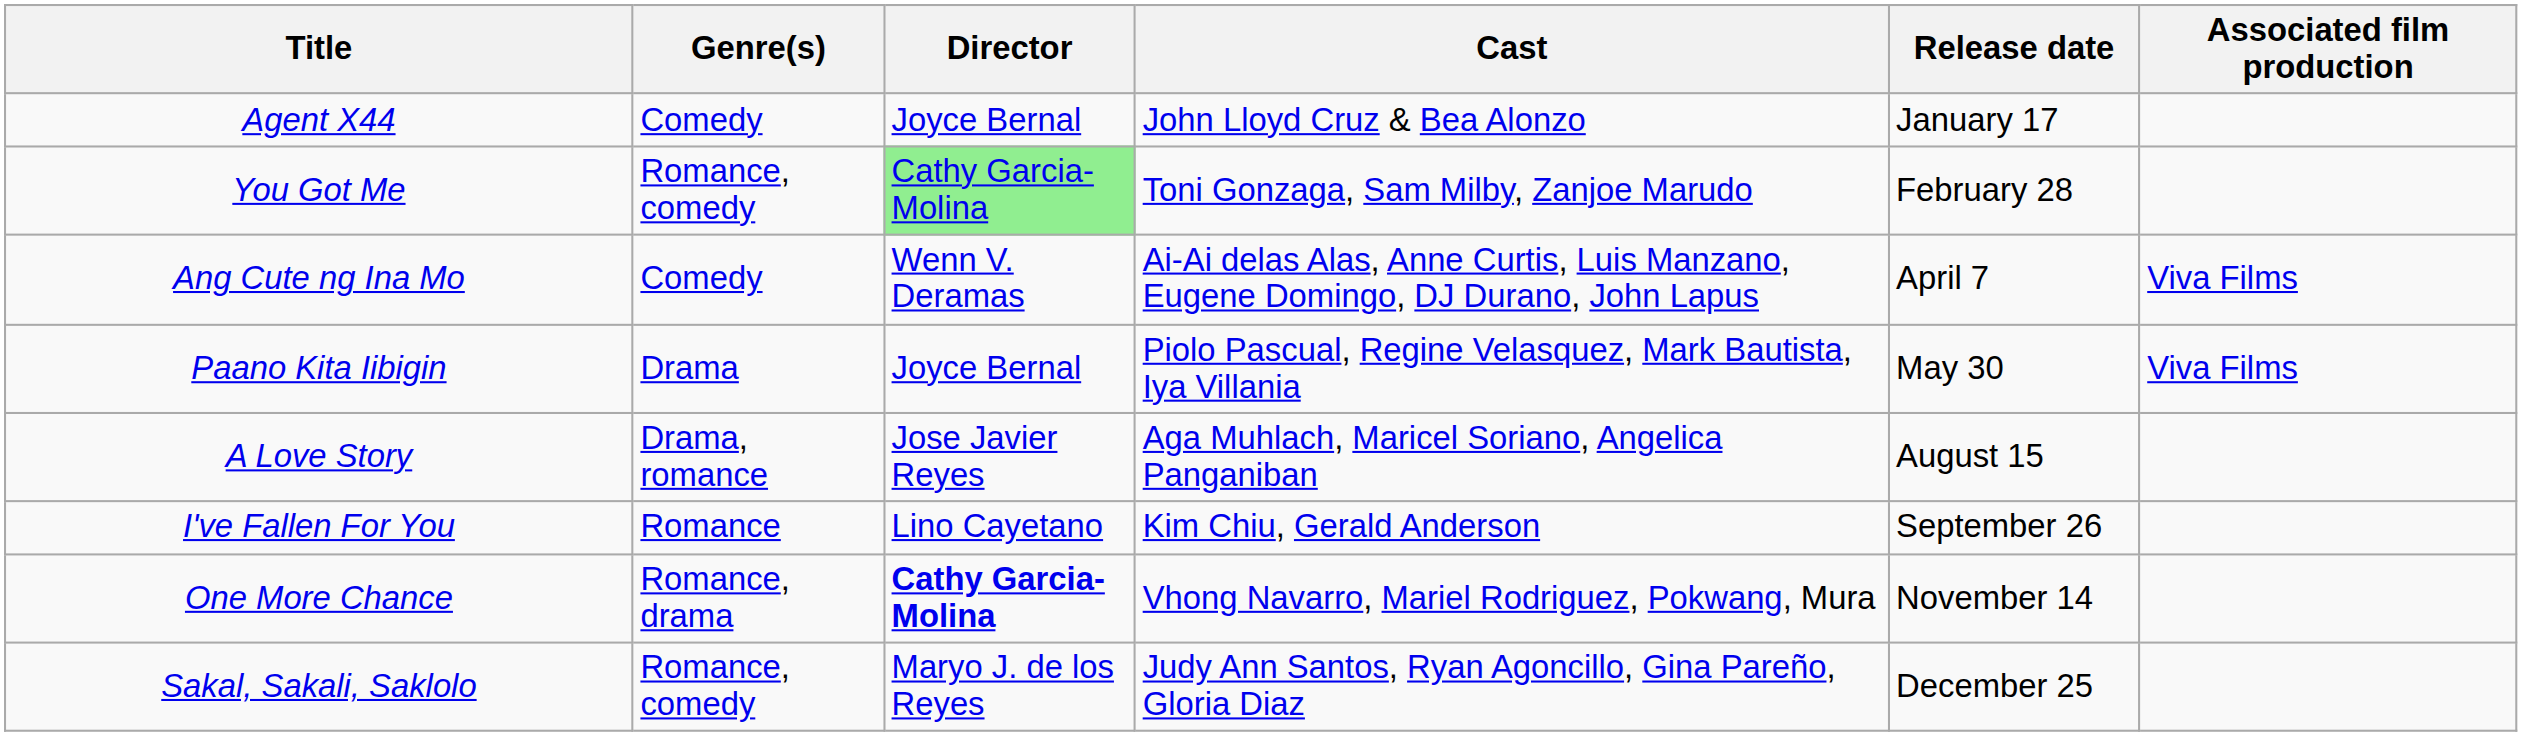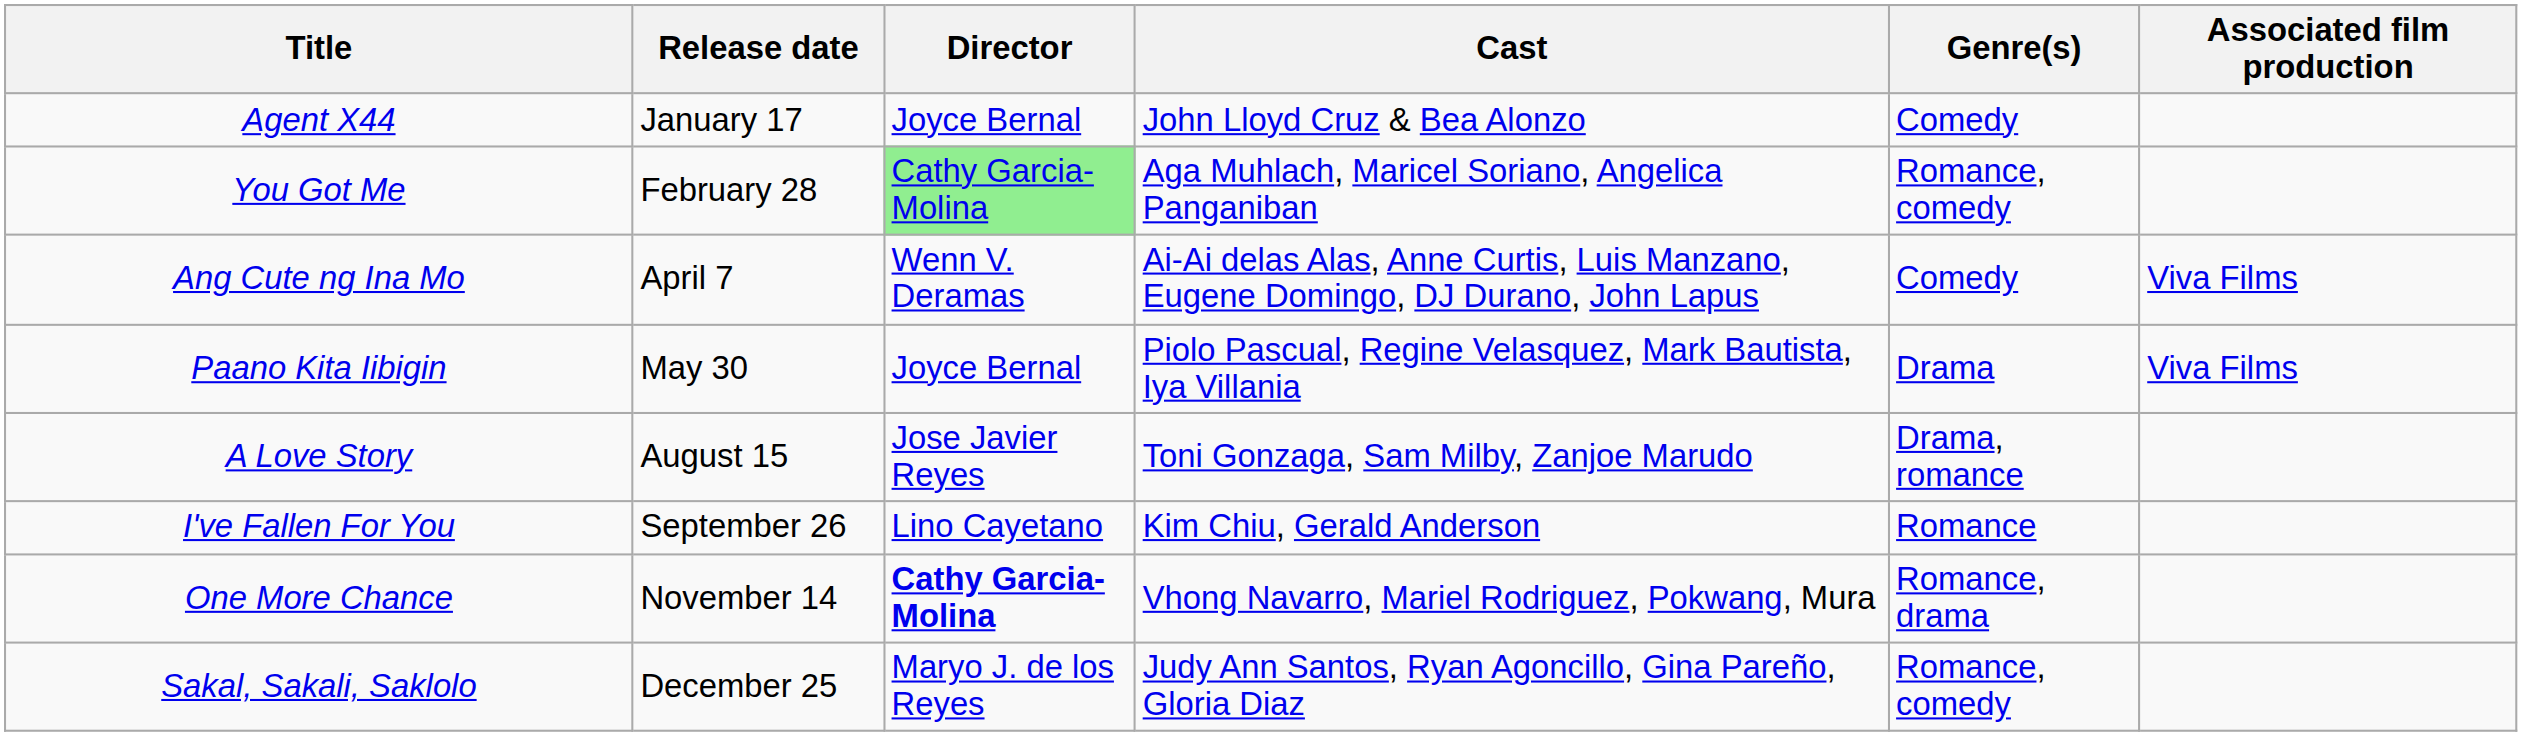columns swapped: (2014, 48) <-> (758, 48)
(1448, 189) Toni Gonzaga, Sam Milby, Zanjoe Marudo -> (1433, 189) Aga Muhlach, Maricel Soriano, Angelica Panganiban
(1433, 456) Aga Muhlach, Maricel Soriano, Angelica Panganiban -> (1448, 456) Toni Gonzaga, Sam Milby, Zanjoe Marudo
